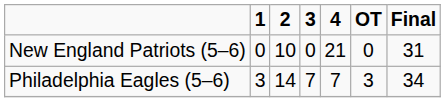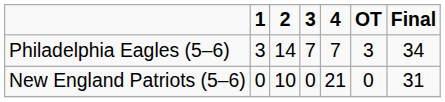rows swapped: (119, 81) <-> (127, 50)
